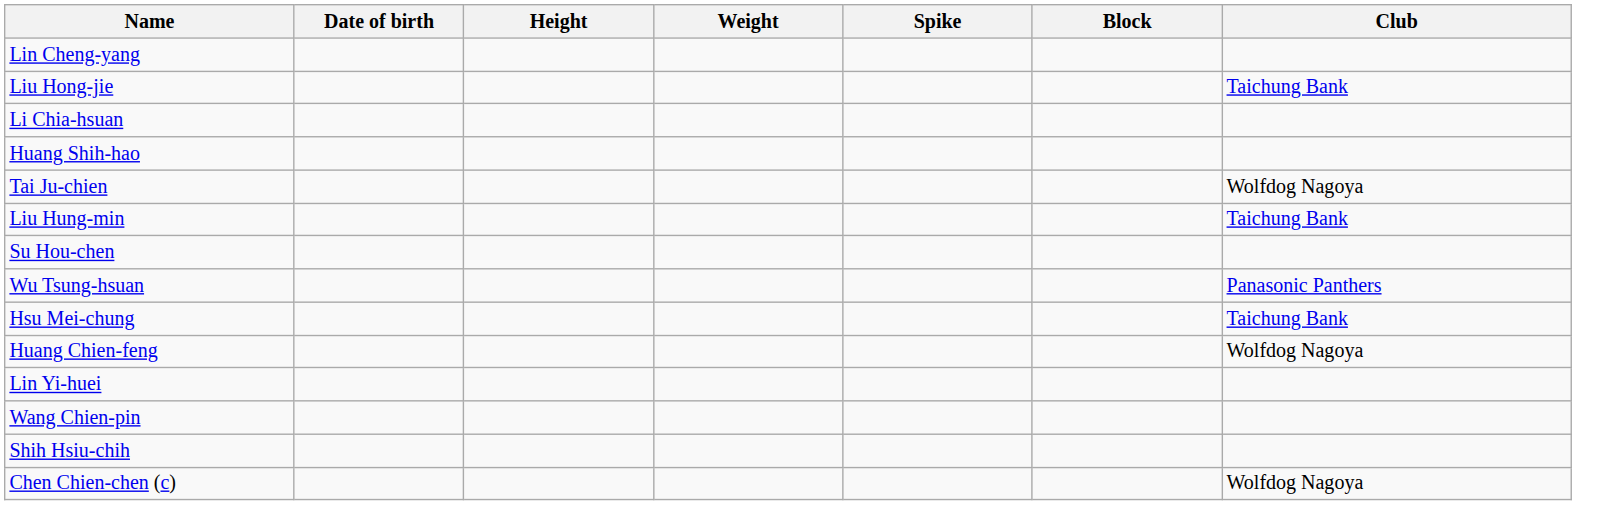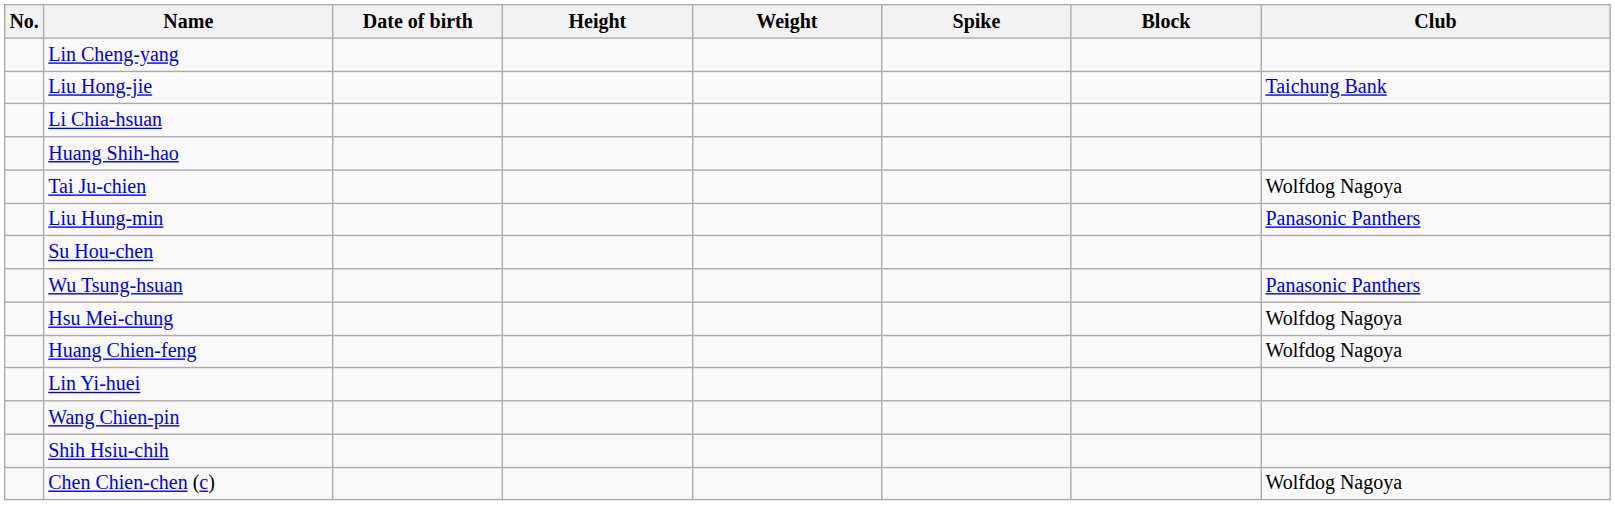+ column: (24, 21)
(1287, 219) Taichung Bank -> (1343, 219) Panasonic Panthers
(1287, 318) Taichung Bank -> (1334, 318) Wolfdog Nagoya
